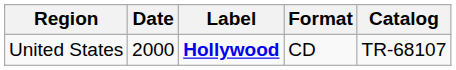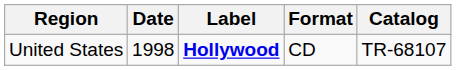(153, 49) 2000 -> (153, 49) 1998
